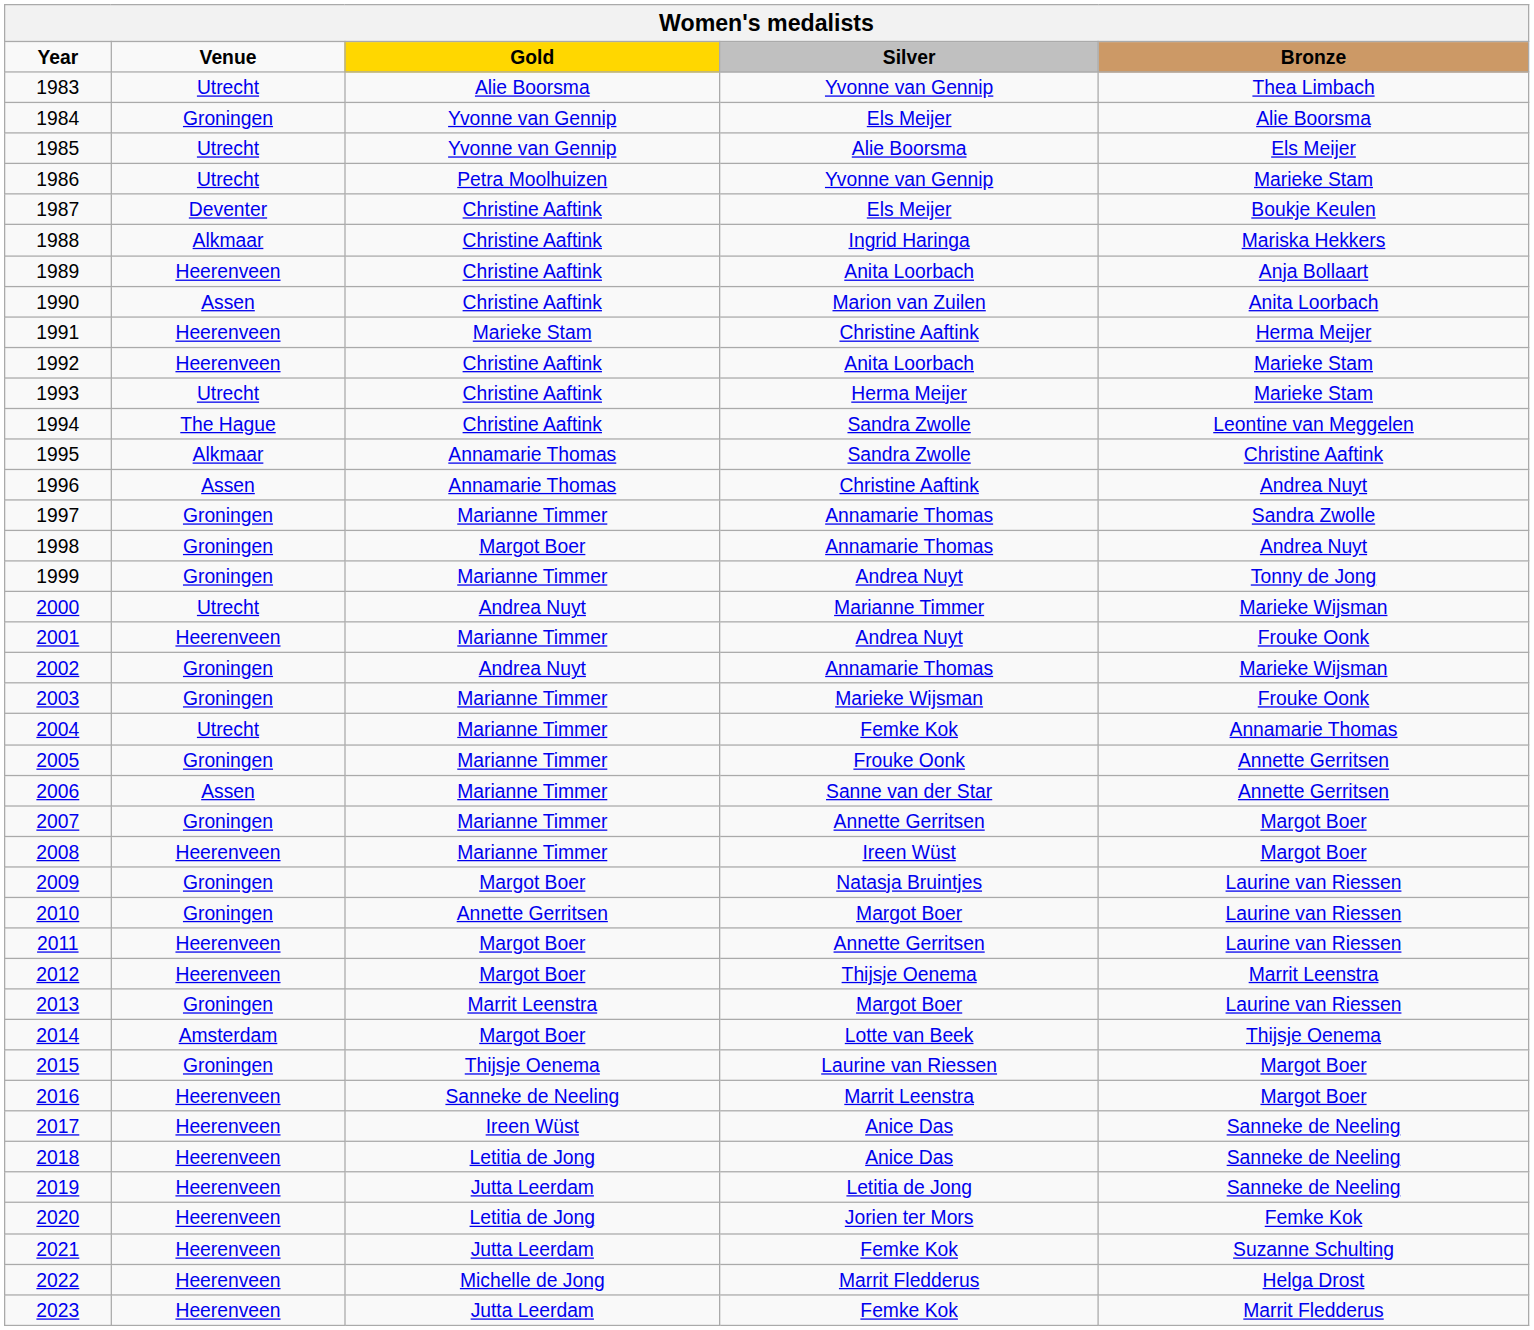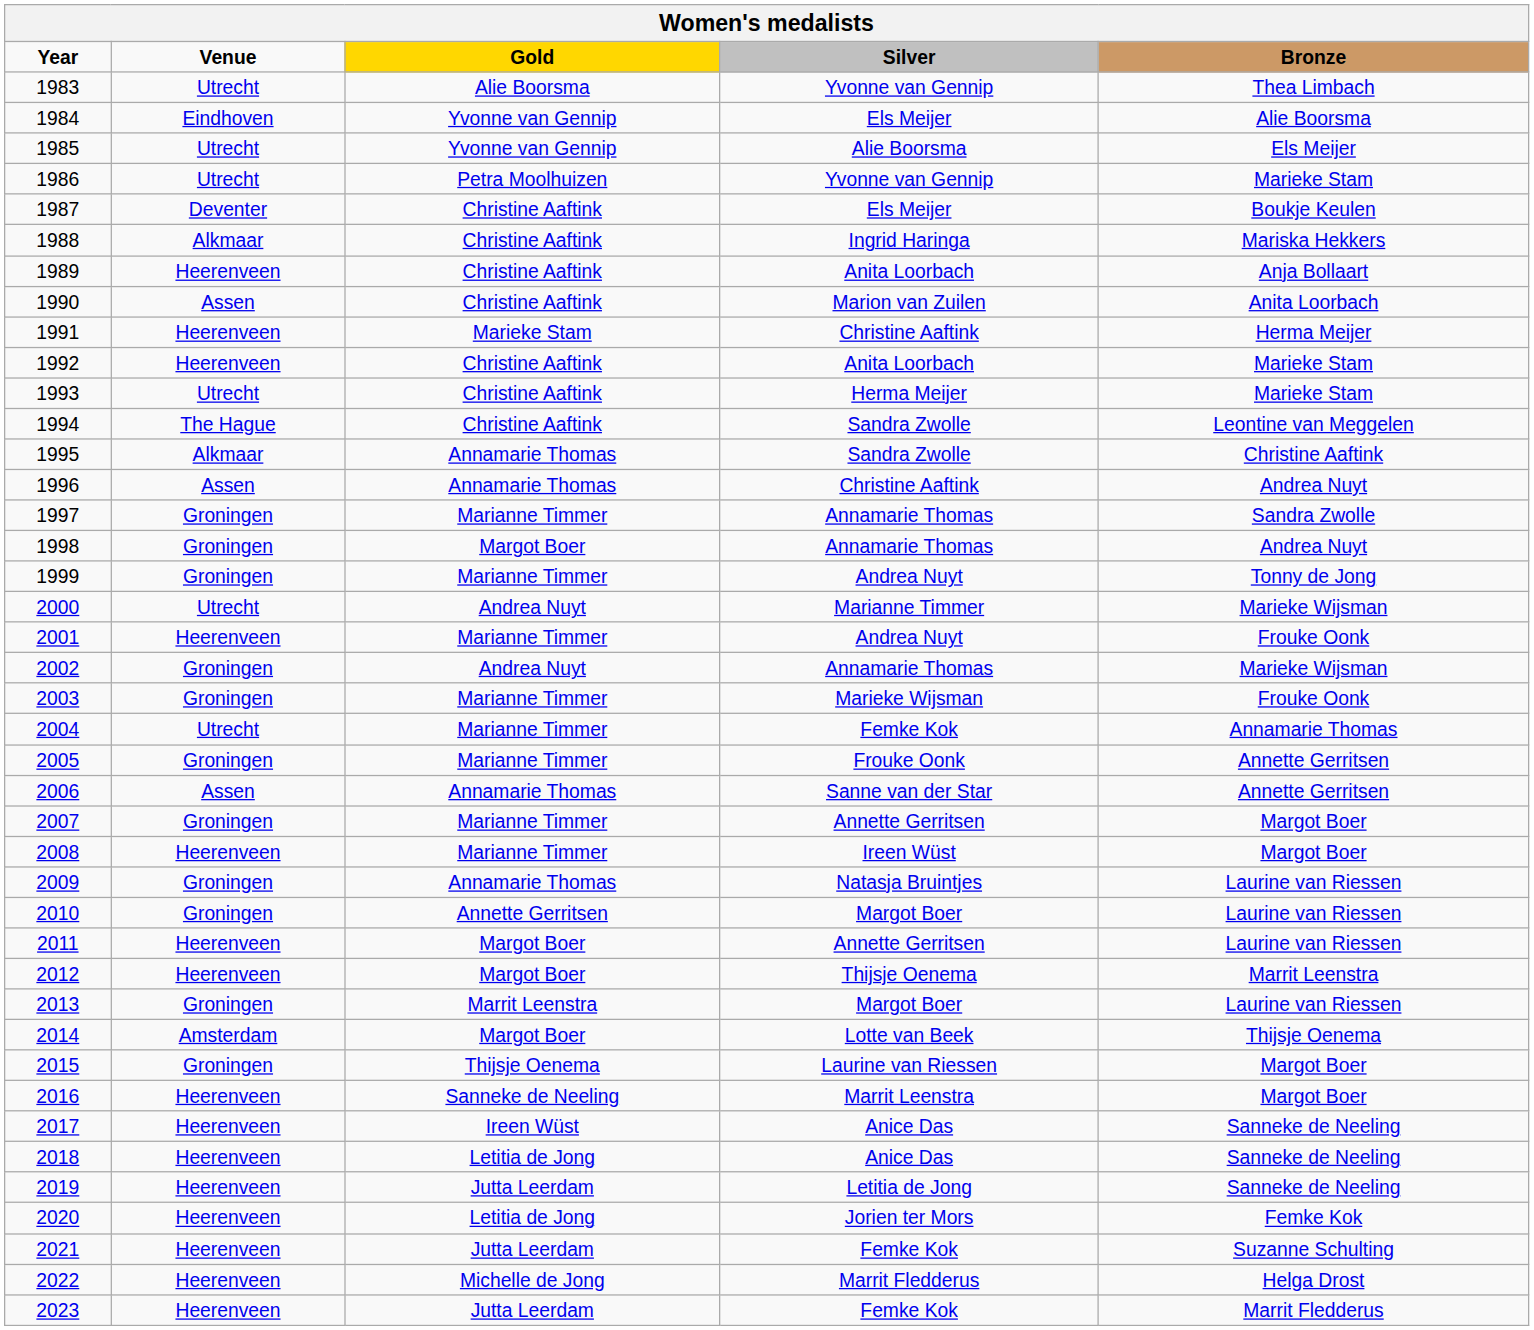(228, 118) Groningen -> (228, 118) Eindhoven
(532, 790) Marianne Timmer -> (532, 790) Annamarie Thomas
(532, 882) Margot Boer -> (532, 882) Annamarie Thomas
